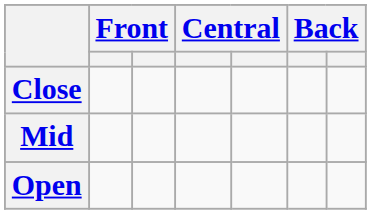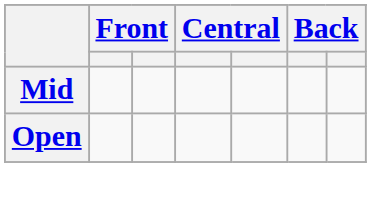- row: (47, 89)
